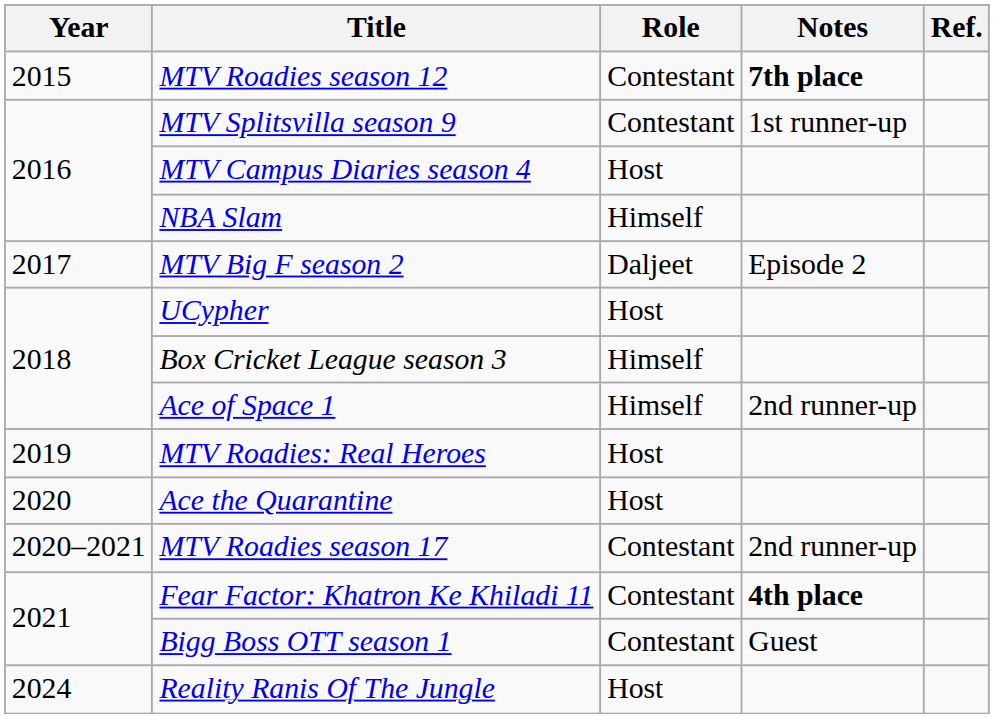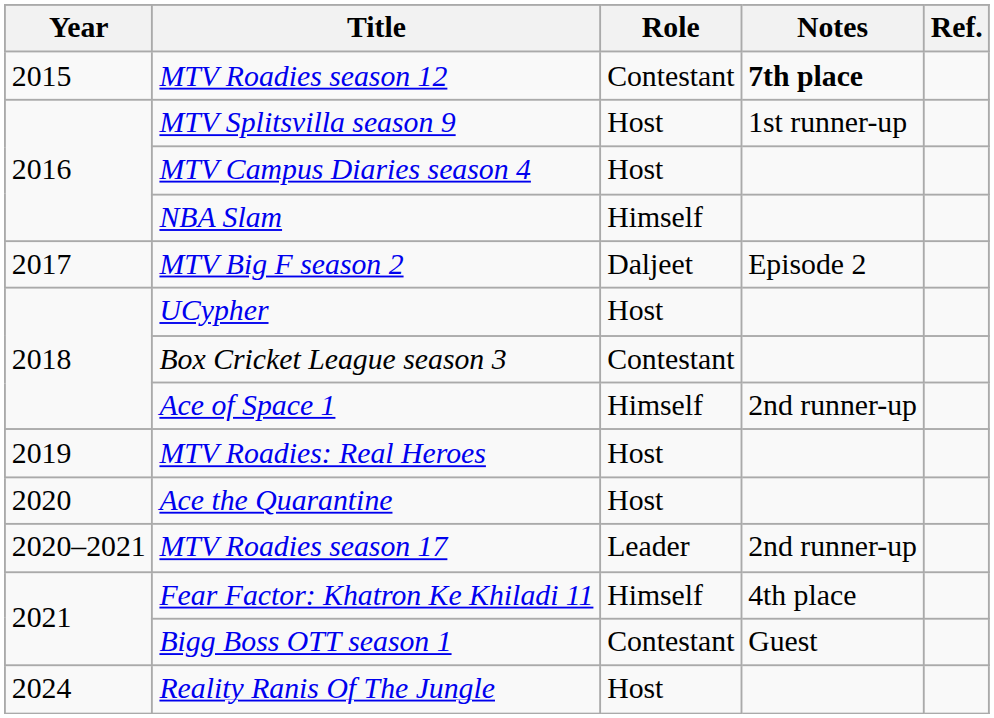(671, 122) Contestant -> (635, 122) Host
(655, 358) Himself -> (671, 358) Contestant
(671, 547) Contestant -> (648, 547) Leader
(671, 594) Contestant -> (655, 594) Himself
(806, 594) bold -> (802, 594) normal
